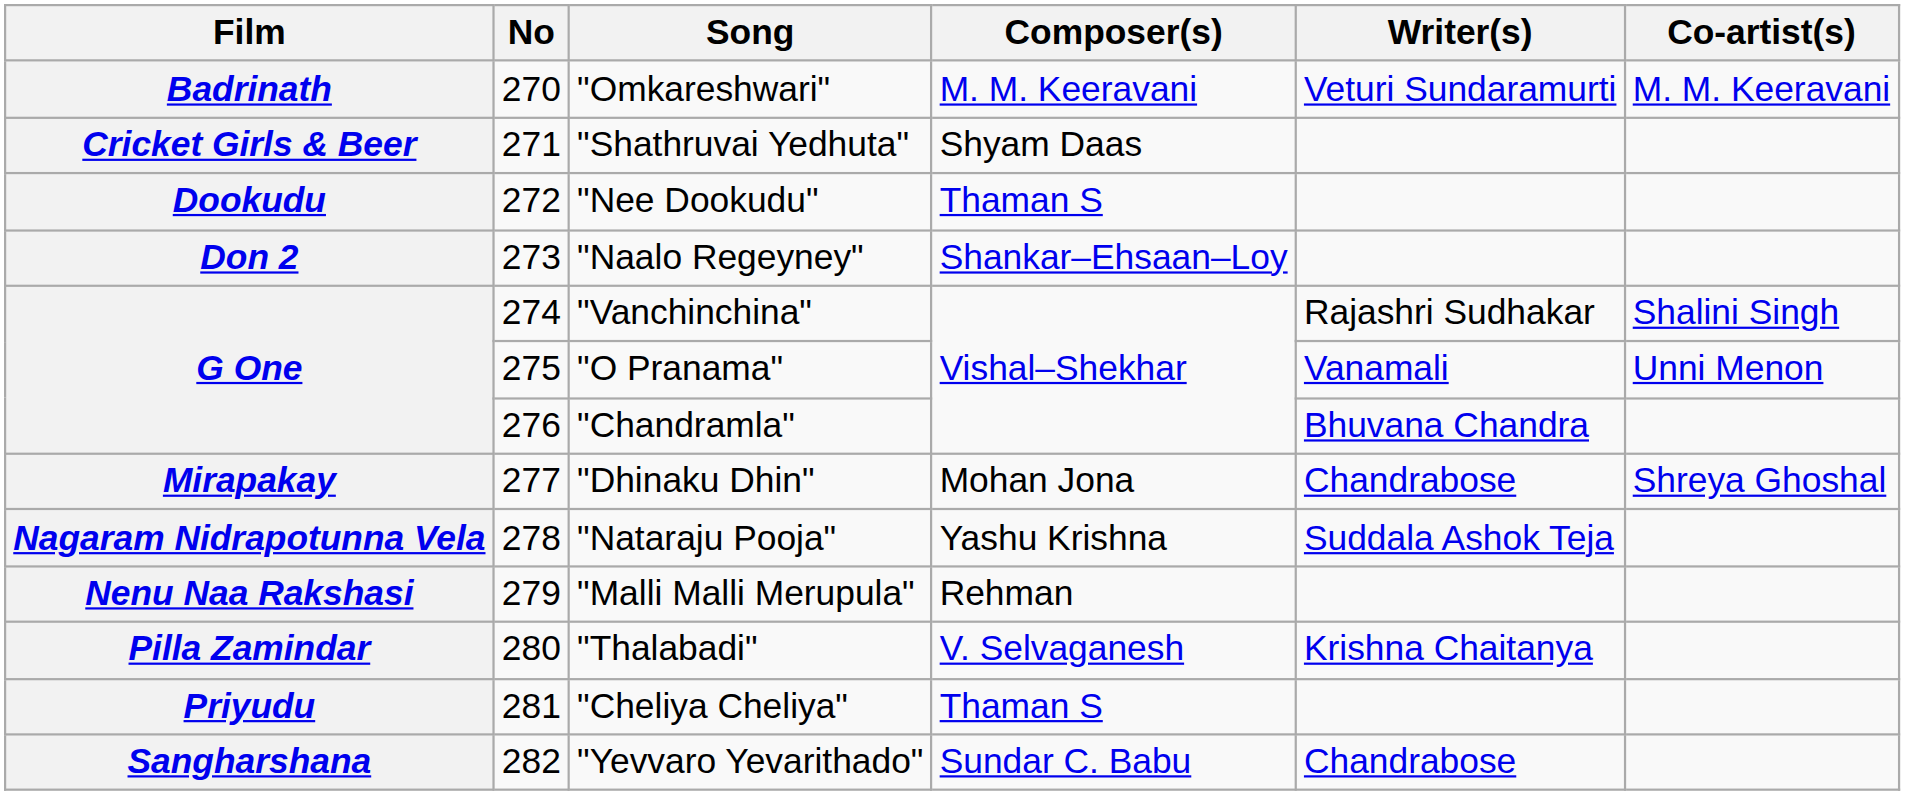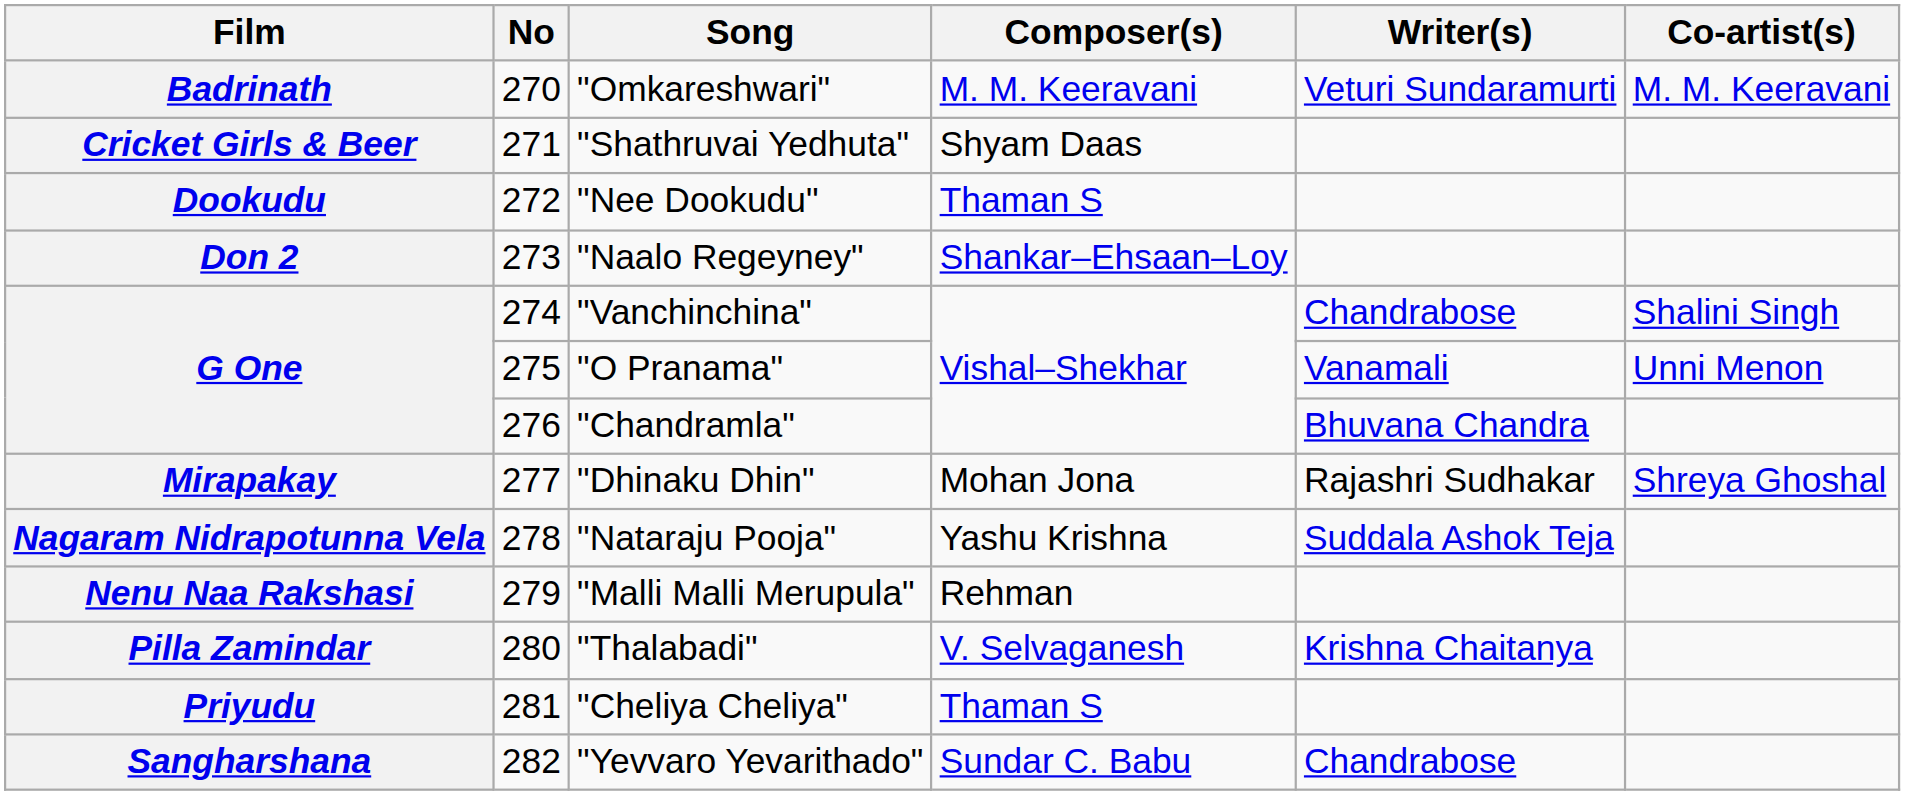(1449, 312) Rajashri Sudhakar -> (1410, 312) Chandrabose
(1410, 481) Chandrabose -> (1449, 481) Rajashri Sudhakar
